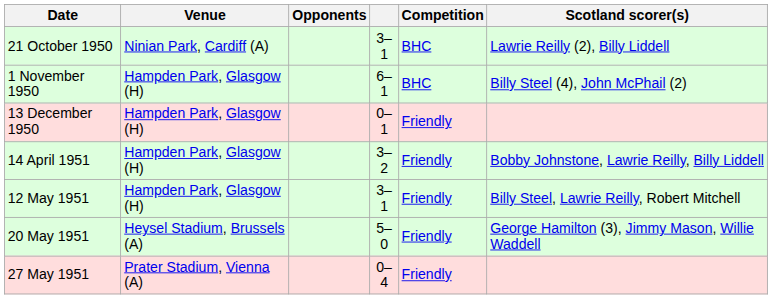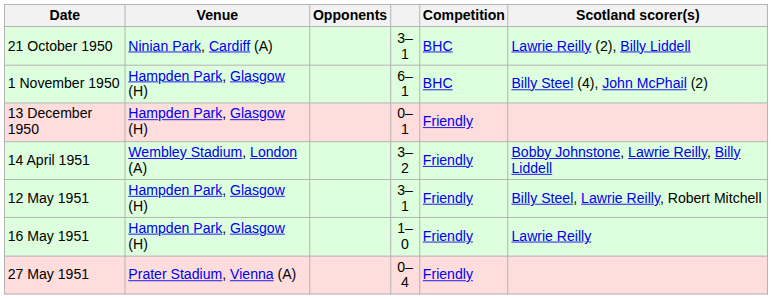(202, 160) Hampden Park, Glasgow (H) -> (213, 160) Wembley Stadium, London (A)
+ row: (48, 236)
- row: (48, 236)
